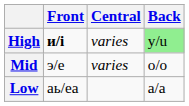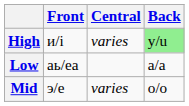(56, 40) bold -> (55, 40) normal
rows swapped: (24, 64) <-> (24, 88)
